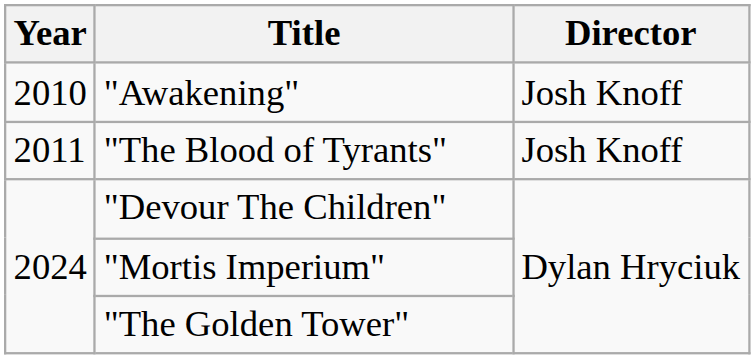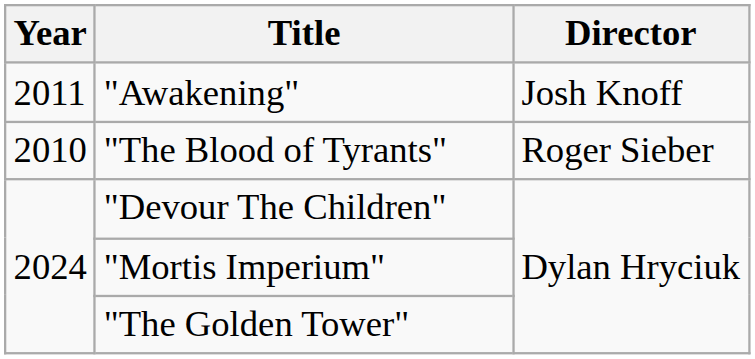(50, 91) 2010 -> (50, 91) 2011
(50, 149) 2011 -> (50, 149) 2010
(602, 149) Josh Knoff -> (618, 149) Roger Sieber
